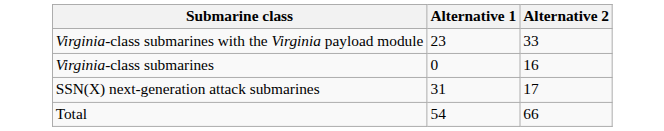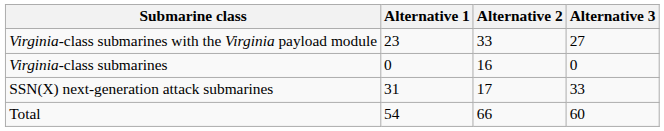+ column: (613, 16)
